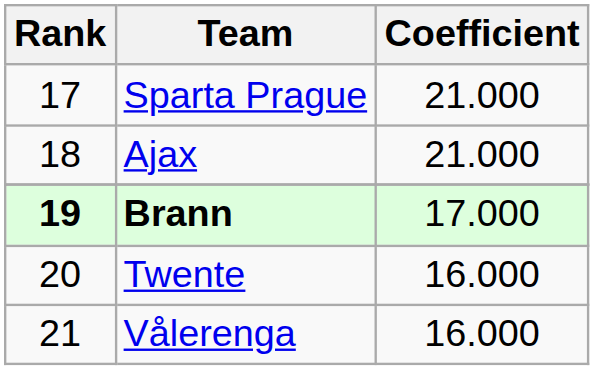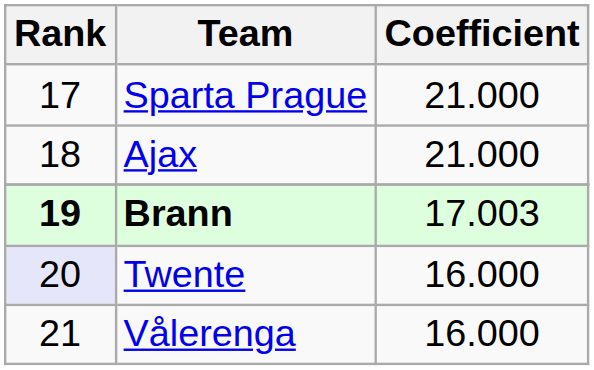(482, 214) 17.000 -> (482, 214) 17.003
(60, 273) no background -> (60, 273) lavender background
